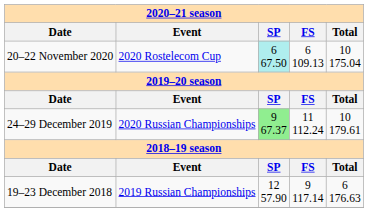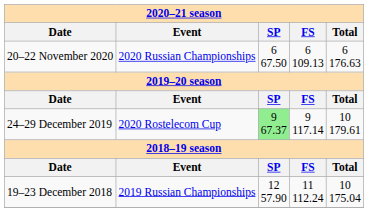(170, 56) 2020 Rostelecom Cup -> (187, 56) 2020 Russian Championships
(274, 56) paleturquoise background -> (274, 56) no background
(345, 56) 10 175.04 -> (345, 56) 6 176.63
(187, 124) 2020 Russian Championships -> (170, 124) 2020 Rostelecom Cup
(308, 124) 11 112.24 -> (308, 124) 9 117.14
(308, 192) 9 117.14 -> (308, 192) 11 112.24
(345, 192) 6 176.63 -> (345, 192) 10 175.04
